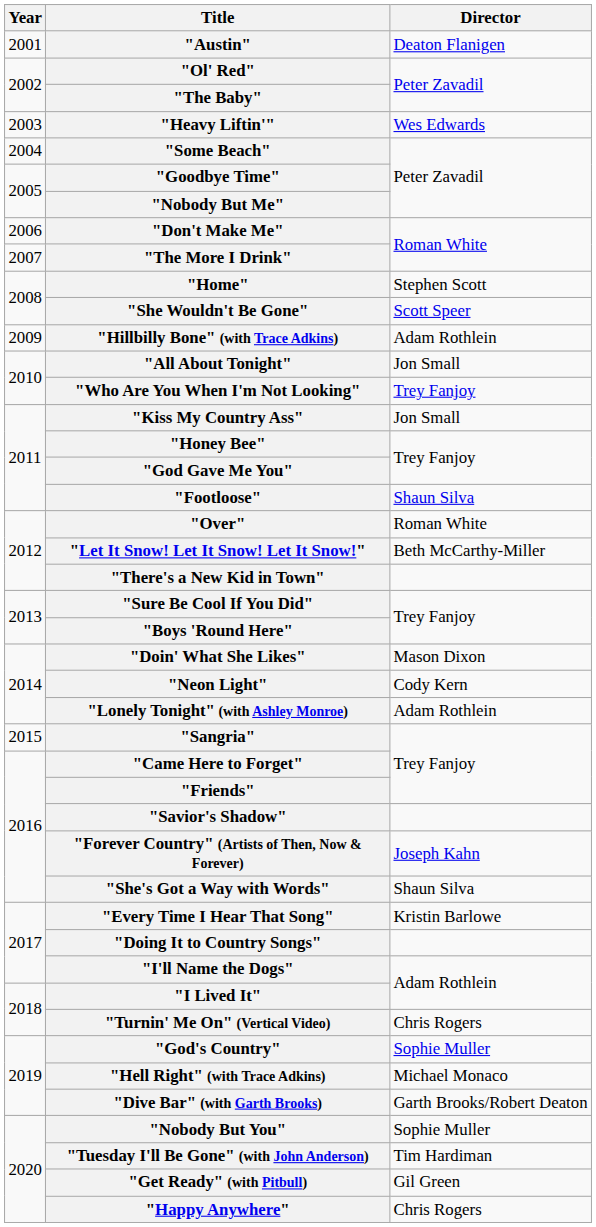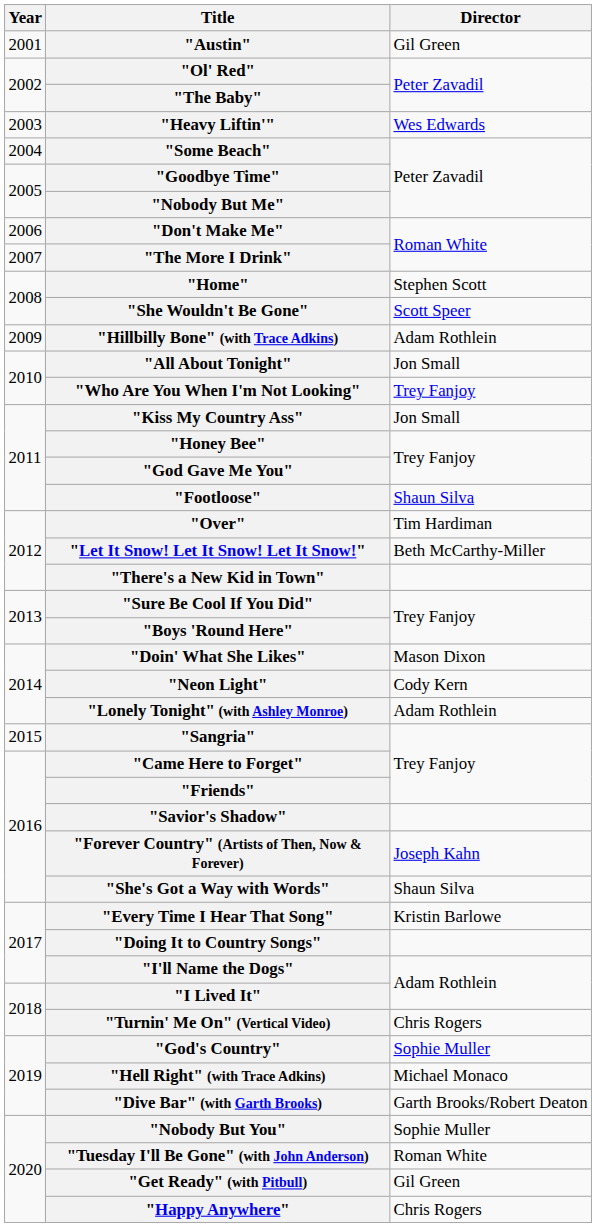(449, 44) Deaton Flanigen -> (427, 44) Gil Green
(440, 524) Roman White -> (443, 524) Tim Hardiman
(443, 1155) Tim Hardiman -> (440, 1155) Roman White
